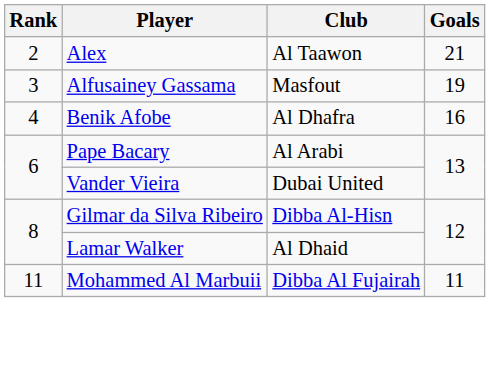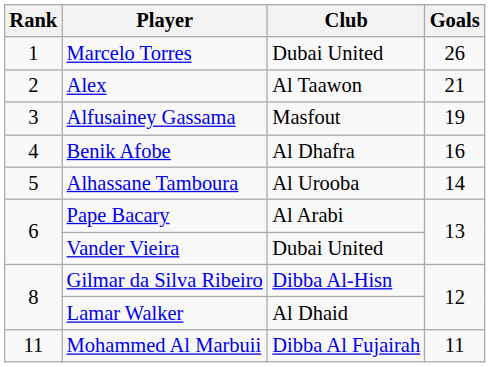+ row: (129, 53)
+ row: (152, 183)
